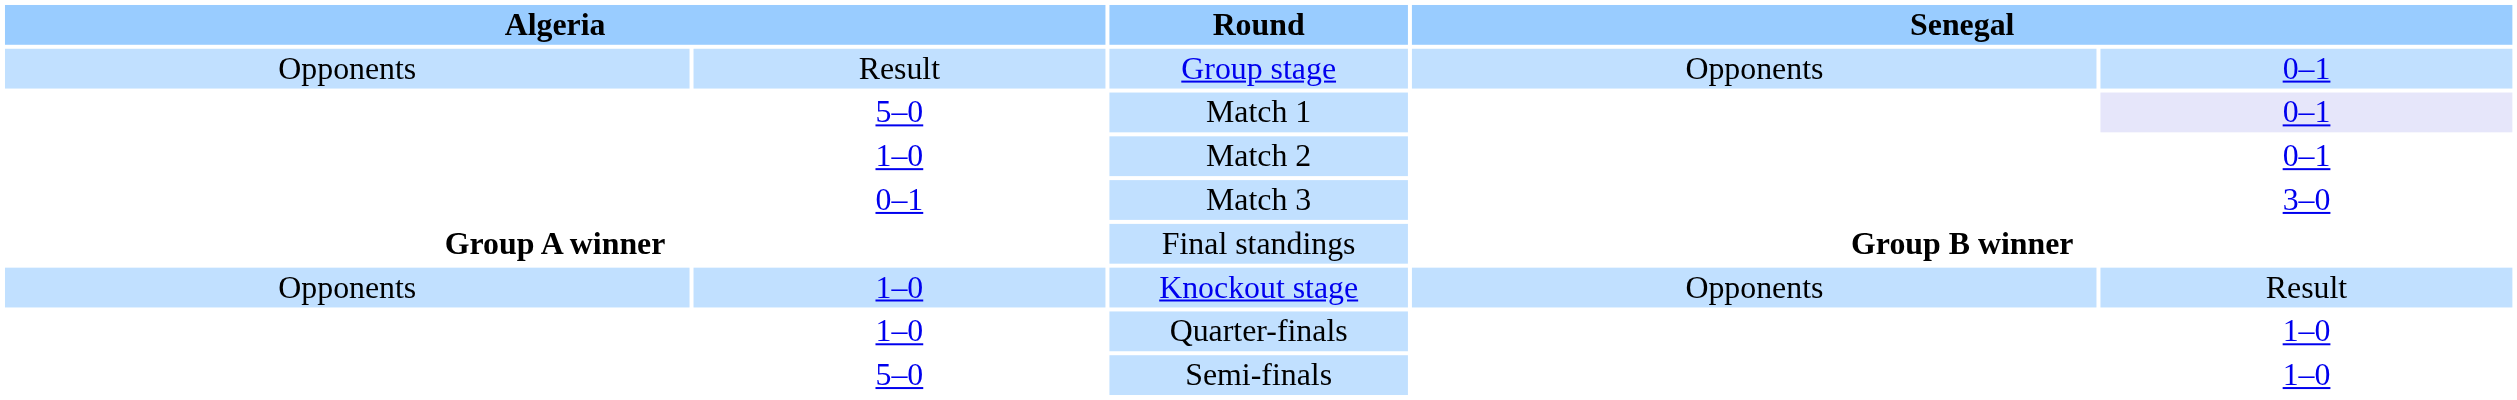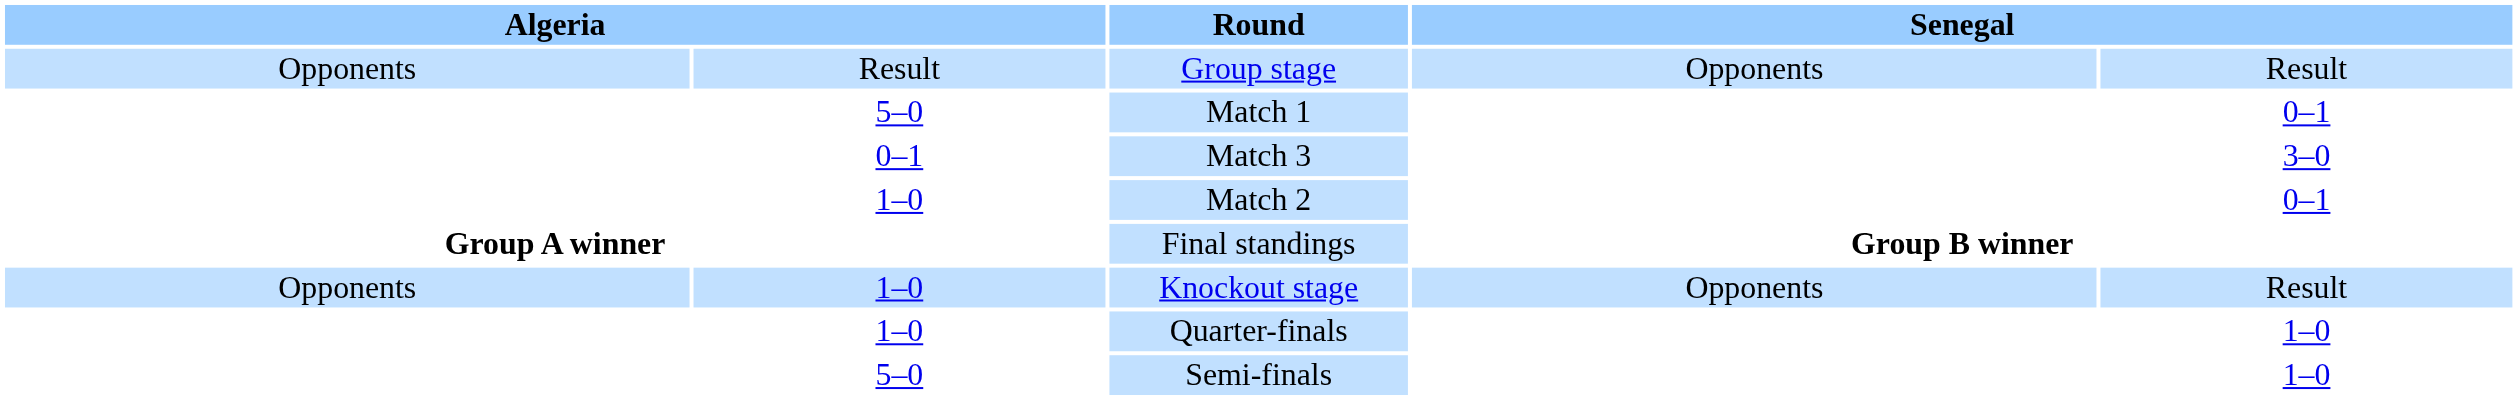(2307, 68) 0–1 -> (2307, 68) Result
(2307, 111) lavender background -> (2307, 111) no background
rows swapped: (1259, 155) <-> (1259, 199)
